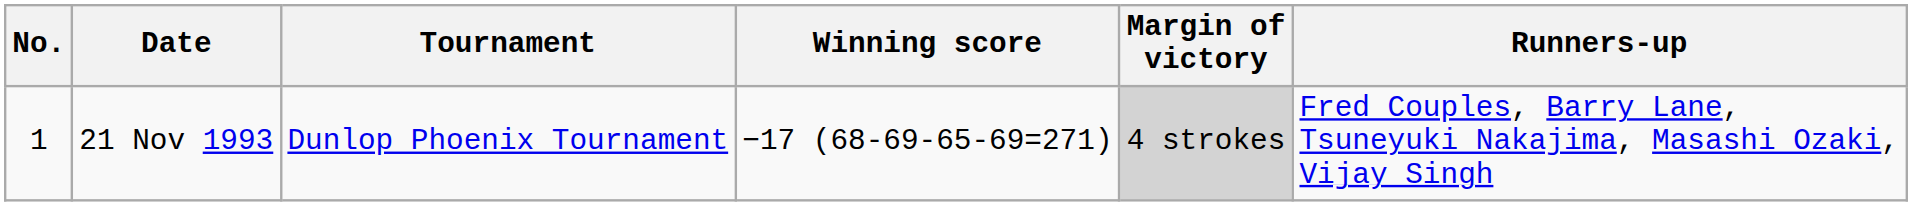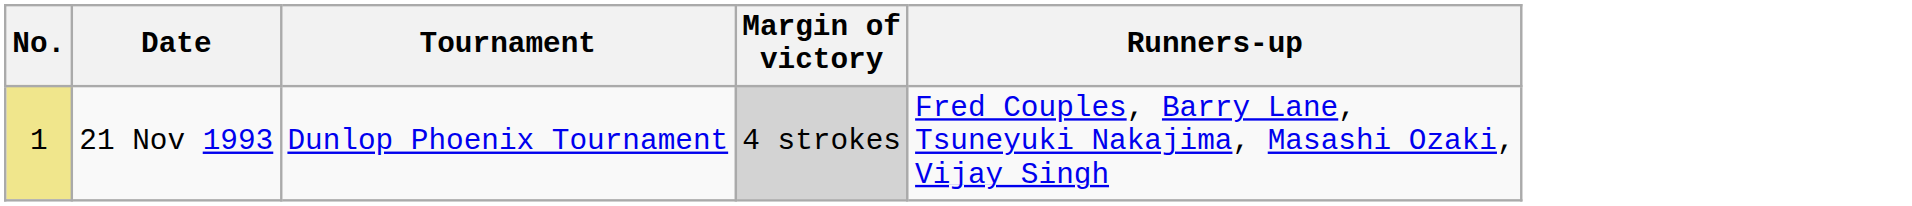- column: (927, 46)
(39, 143) no background -> (39, 143) khaki background
